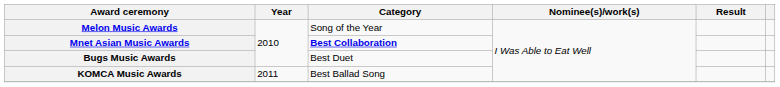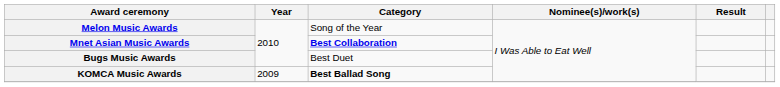(268, 74) 2011 -> (268, 74) 2009
(348, 74) normal -> (350, 74) bold
